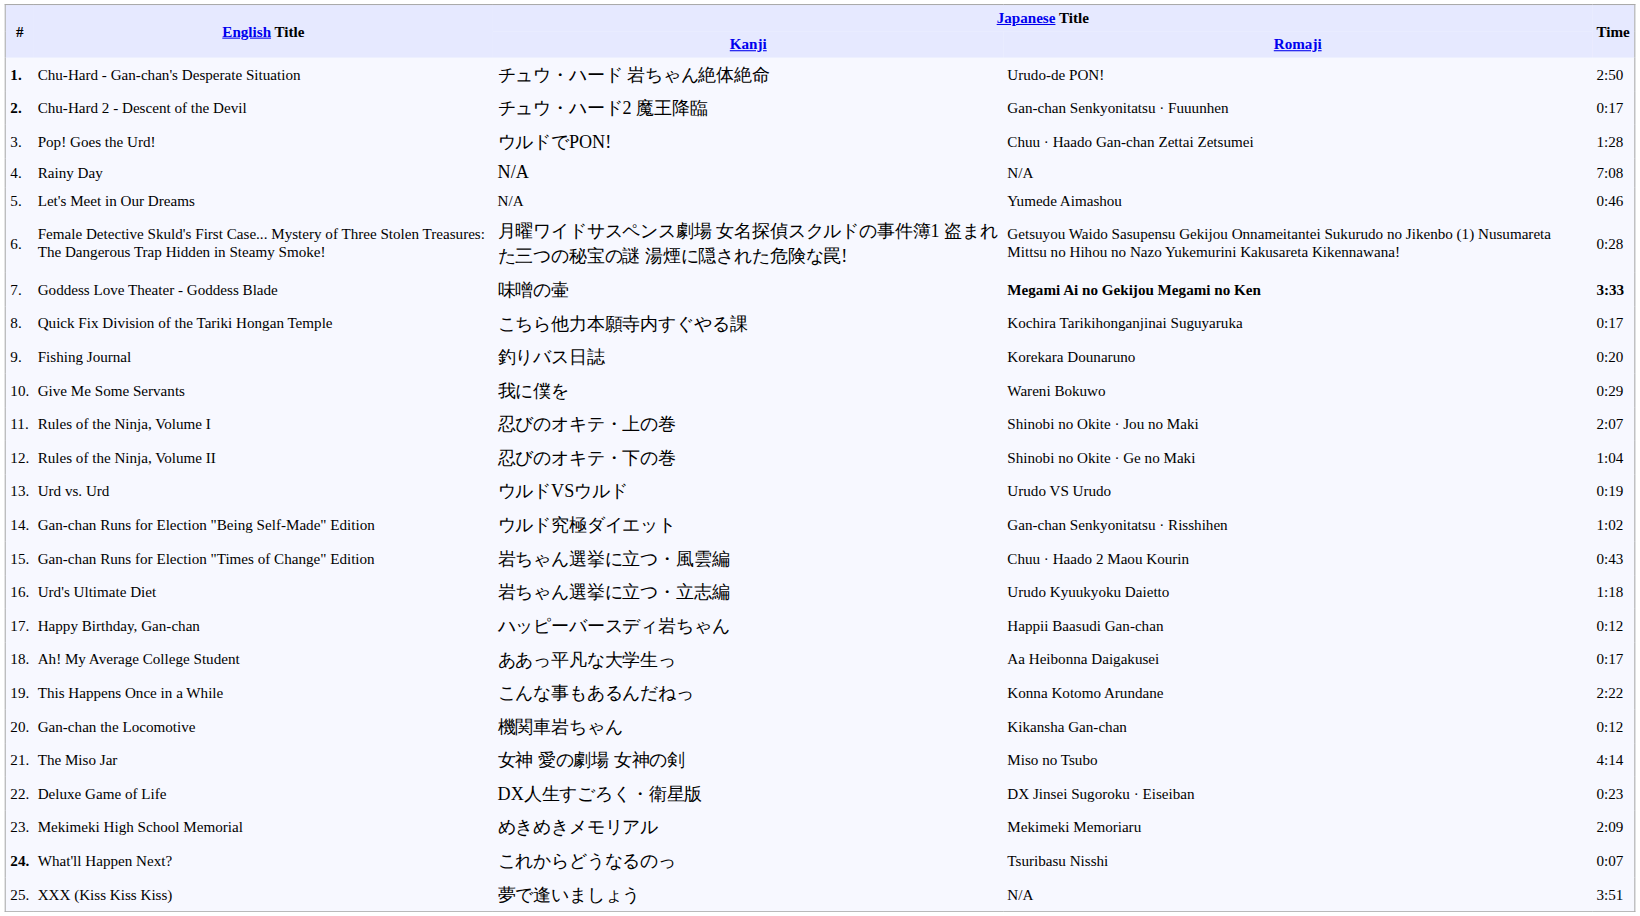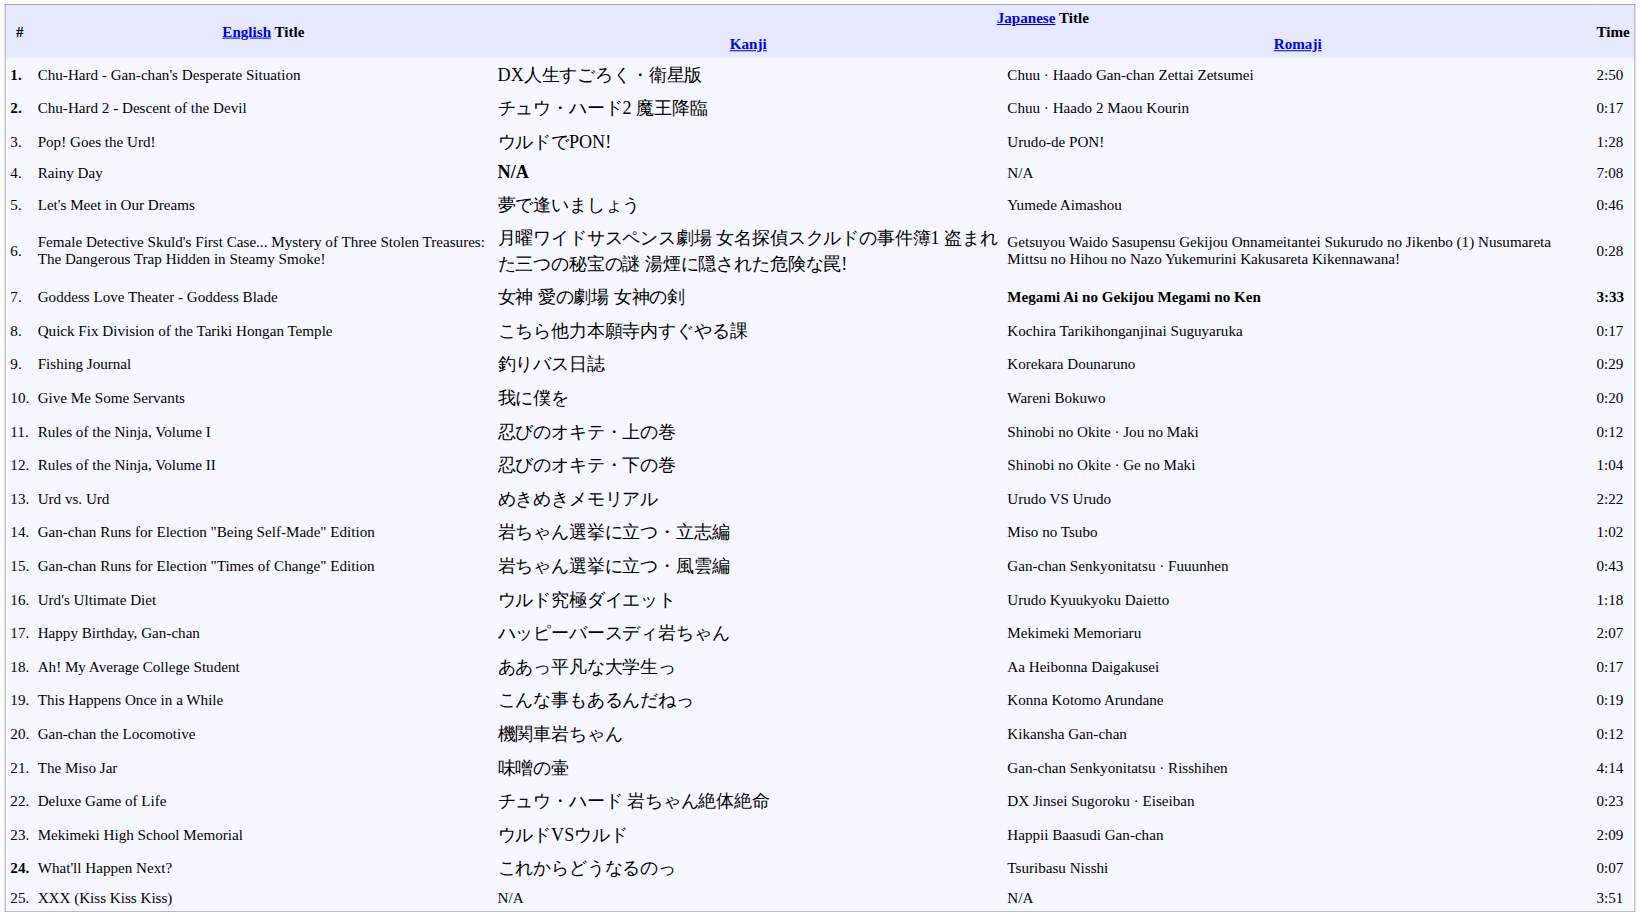(634, 75) チュウ・ハード 岩ちゃん絶体絶命 -> (600, 75) DX人生すごろく・衛星版
(1056, 74) Urudo-de PON! -> (1131, 74) Chuu · Haado Gan-chan Zettai Zetsumei
(1118, 107) Gan-chan Senkyonitatsu · Fuuunhen -> (1098, 107) Chuu · Haado 2 Maou Kourin
(1131, 141) Chuu · Haado Gan-chan Zettai Zetsumei -> (1056, 141) Urudo-de PON!
(513, 173) normal -> (513, 173) bold
(511, 200) N/A -> (569, 205) 夢で逢いましょう
(533, 290) 味噌の壷 -> (591, 297) 女神 愛の劇場 女神の剣
(1610, 356) 0:20 -> (1610, 364) 0:29
(1610, 390) 0:29 -> (1610, 397) 0:20
(1610, 423) 2:07 -> (1610, 431) 0:12
(563, 492) ウルドVSウルド -> (578, 499) めきめきメモリアル
(1610, 491) 0:19 -> (1610, 498) 2:22
(587, 525) ウルド究極ダイエット -> (614, 533) 岩ちゃん選挙に立つ・立志編
(1118, 524) Gan-chan Senkyonitatsu · Risshihen -> (1052, 532) Miso no Tsubo
(1098, 558) Chuu · Haado 2 Maou Kourin -> (1118, 565) Gan-chan Senkyonitatsu · Fuuunhen
(614, 593) 岩ちゃん選挙に立つ・立志編 -> (587, 600) ウルド究極ダイエット
(1085, 625) Happii Baasudi Gan-chan -> (1074, 632) Mekimeki Memoriaru
(1610, 625) 0:12 -> (1610, 632) 2:07
(1610, 692) 2:22 -> (1610, 700) 0:19
(591, 761) 女神 愛の劇場 女神の剣 -> (533, 768) 味噌の壷
(1052, 759) Miso no Tsubo -> (1118, 767) Gan-chan Senkyonitatsu · Risshihen
(600, 794) DX人生すごろく・衛星版 -> (634, 801) チュウ・ハード 岩ちゃん絶体絶命
(578, 828) めきめきメモリアル -> (563, 835) ウルドVSウルド
(1074, 827) Mekimeki Memoriaru -> (1085, 834) Happii Baasudi Gan-chan
(569, 895) 夢で逢いましょう -> (511, 898) N/A
